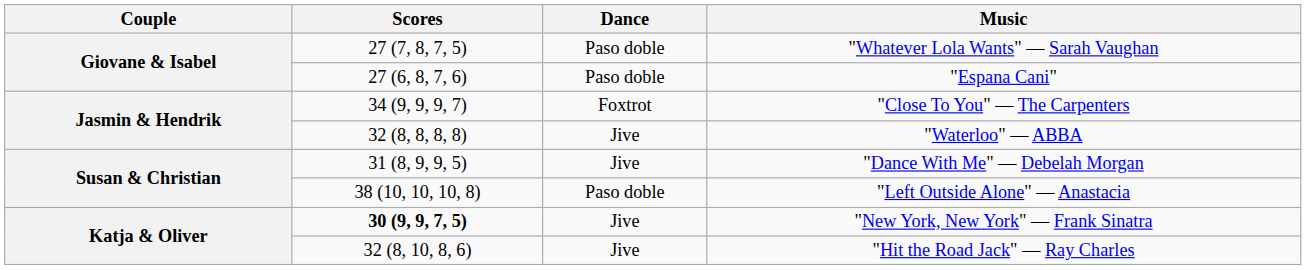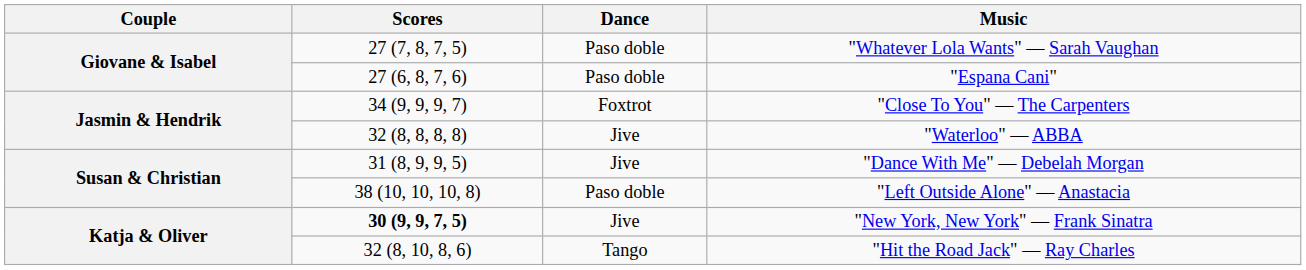(625, 250) Jive -> (625, 250) Tango
